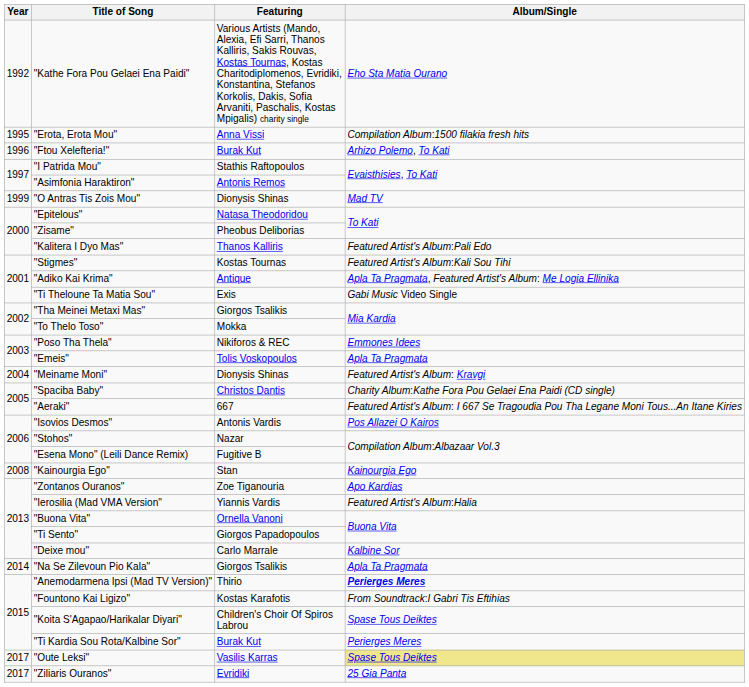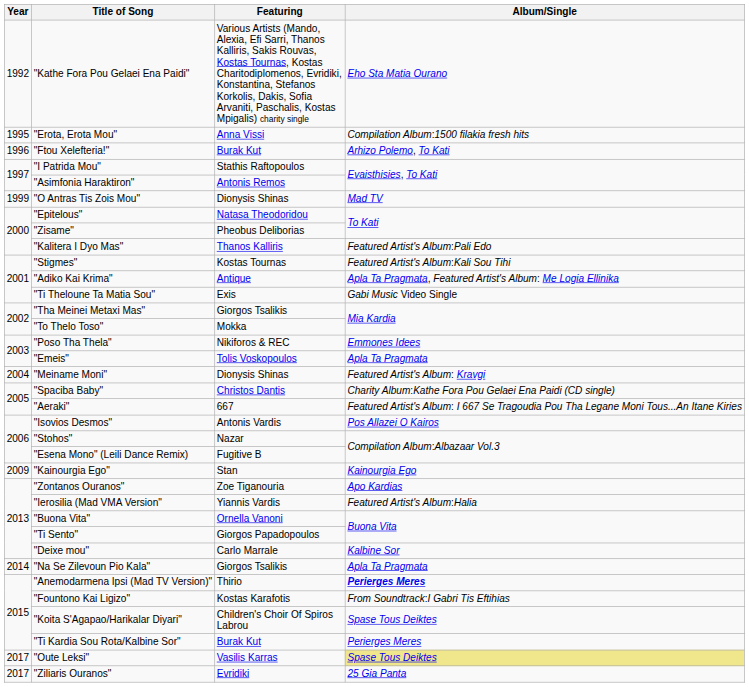(18, 470) 2008 -> (18, 470) 2009
